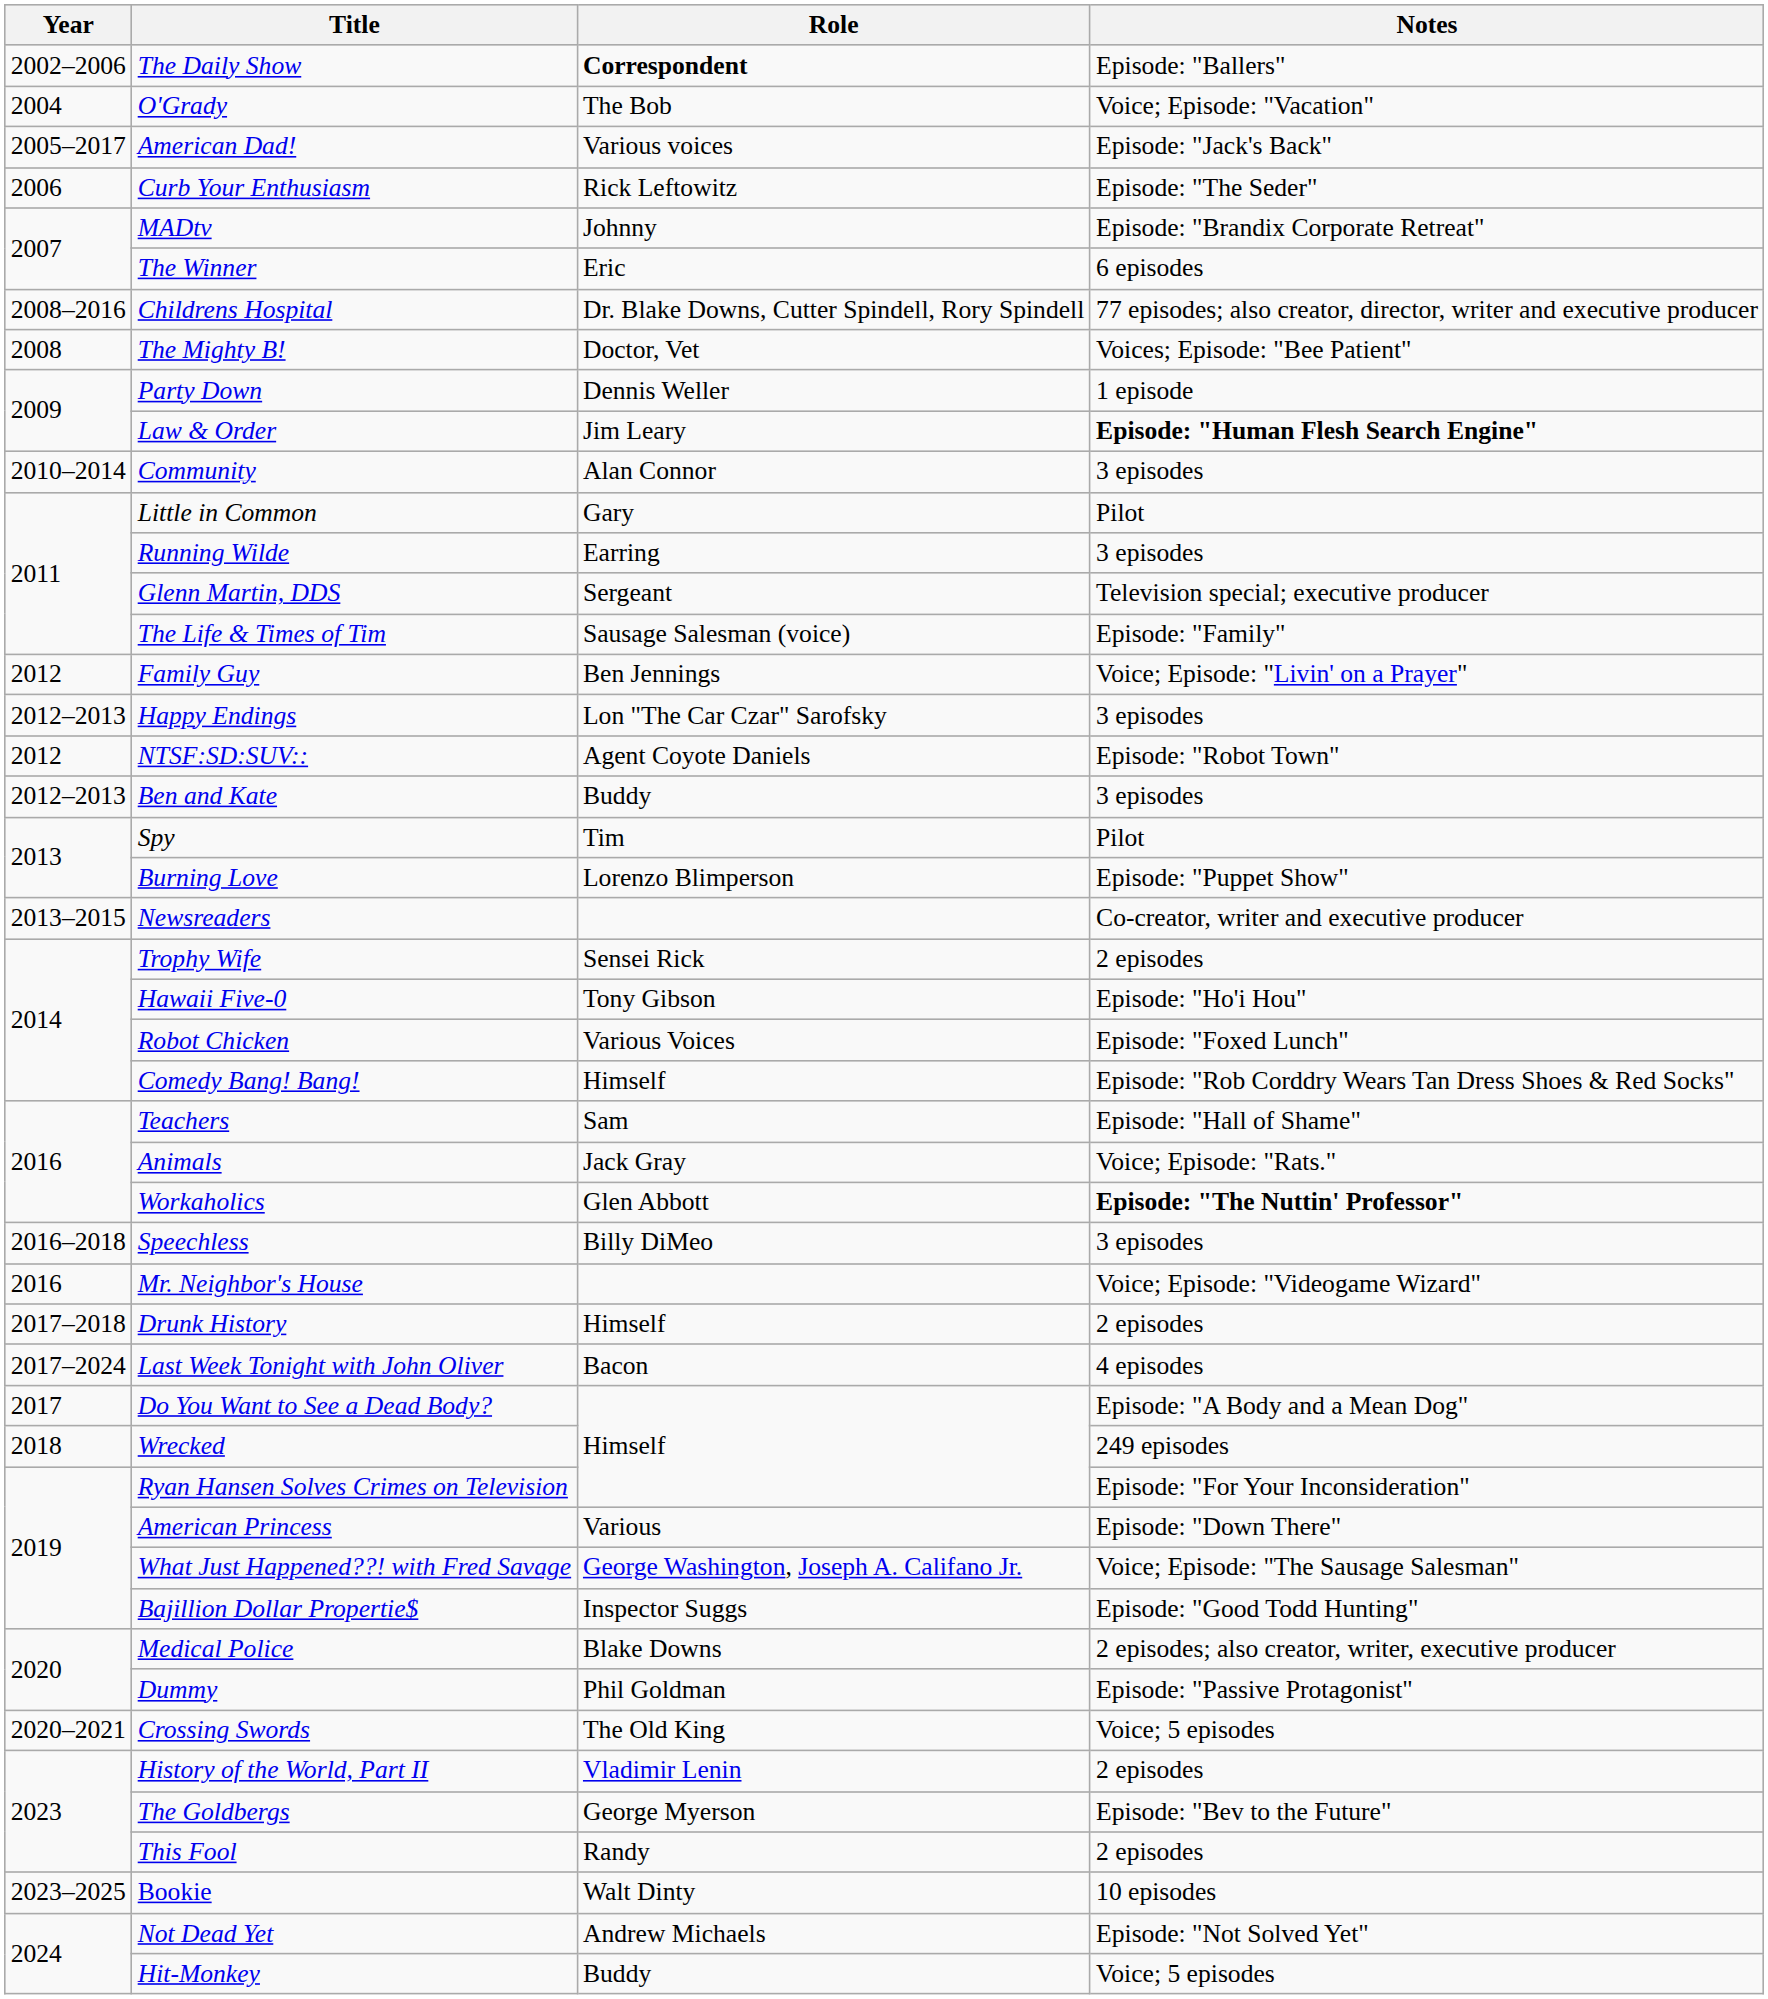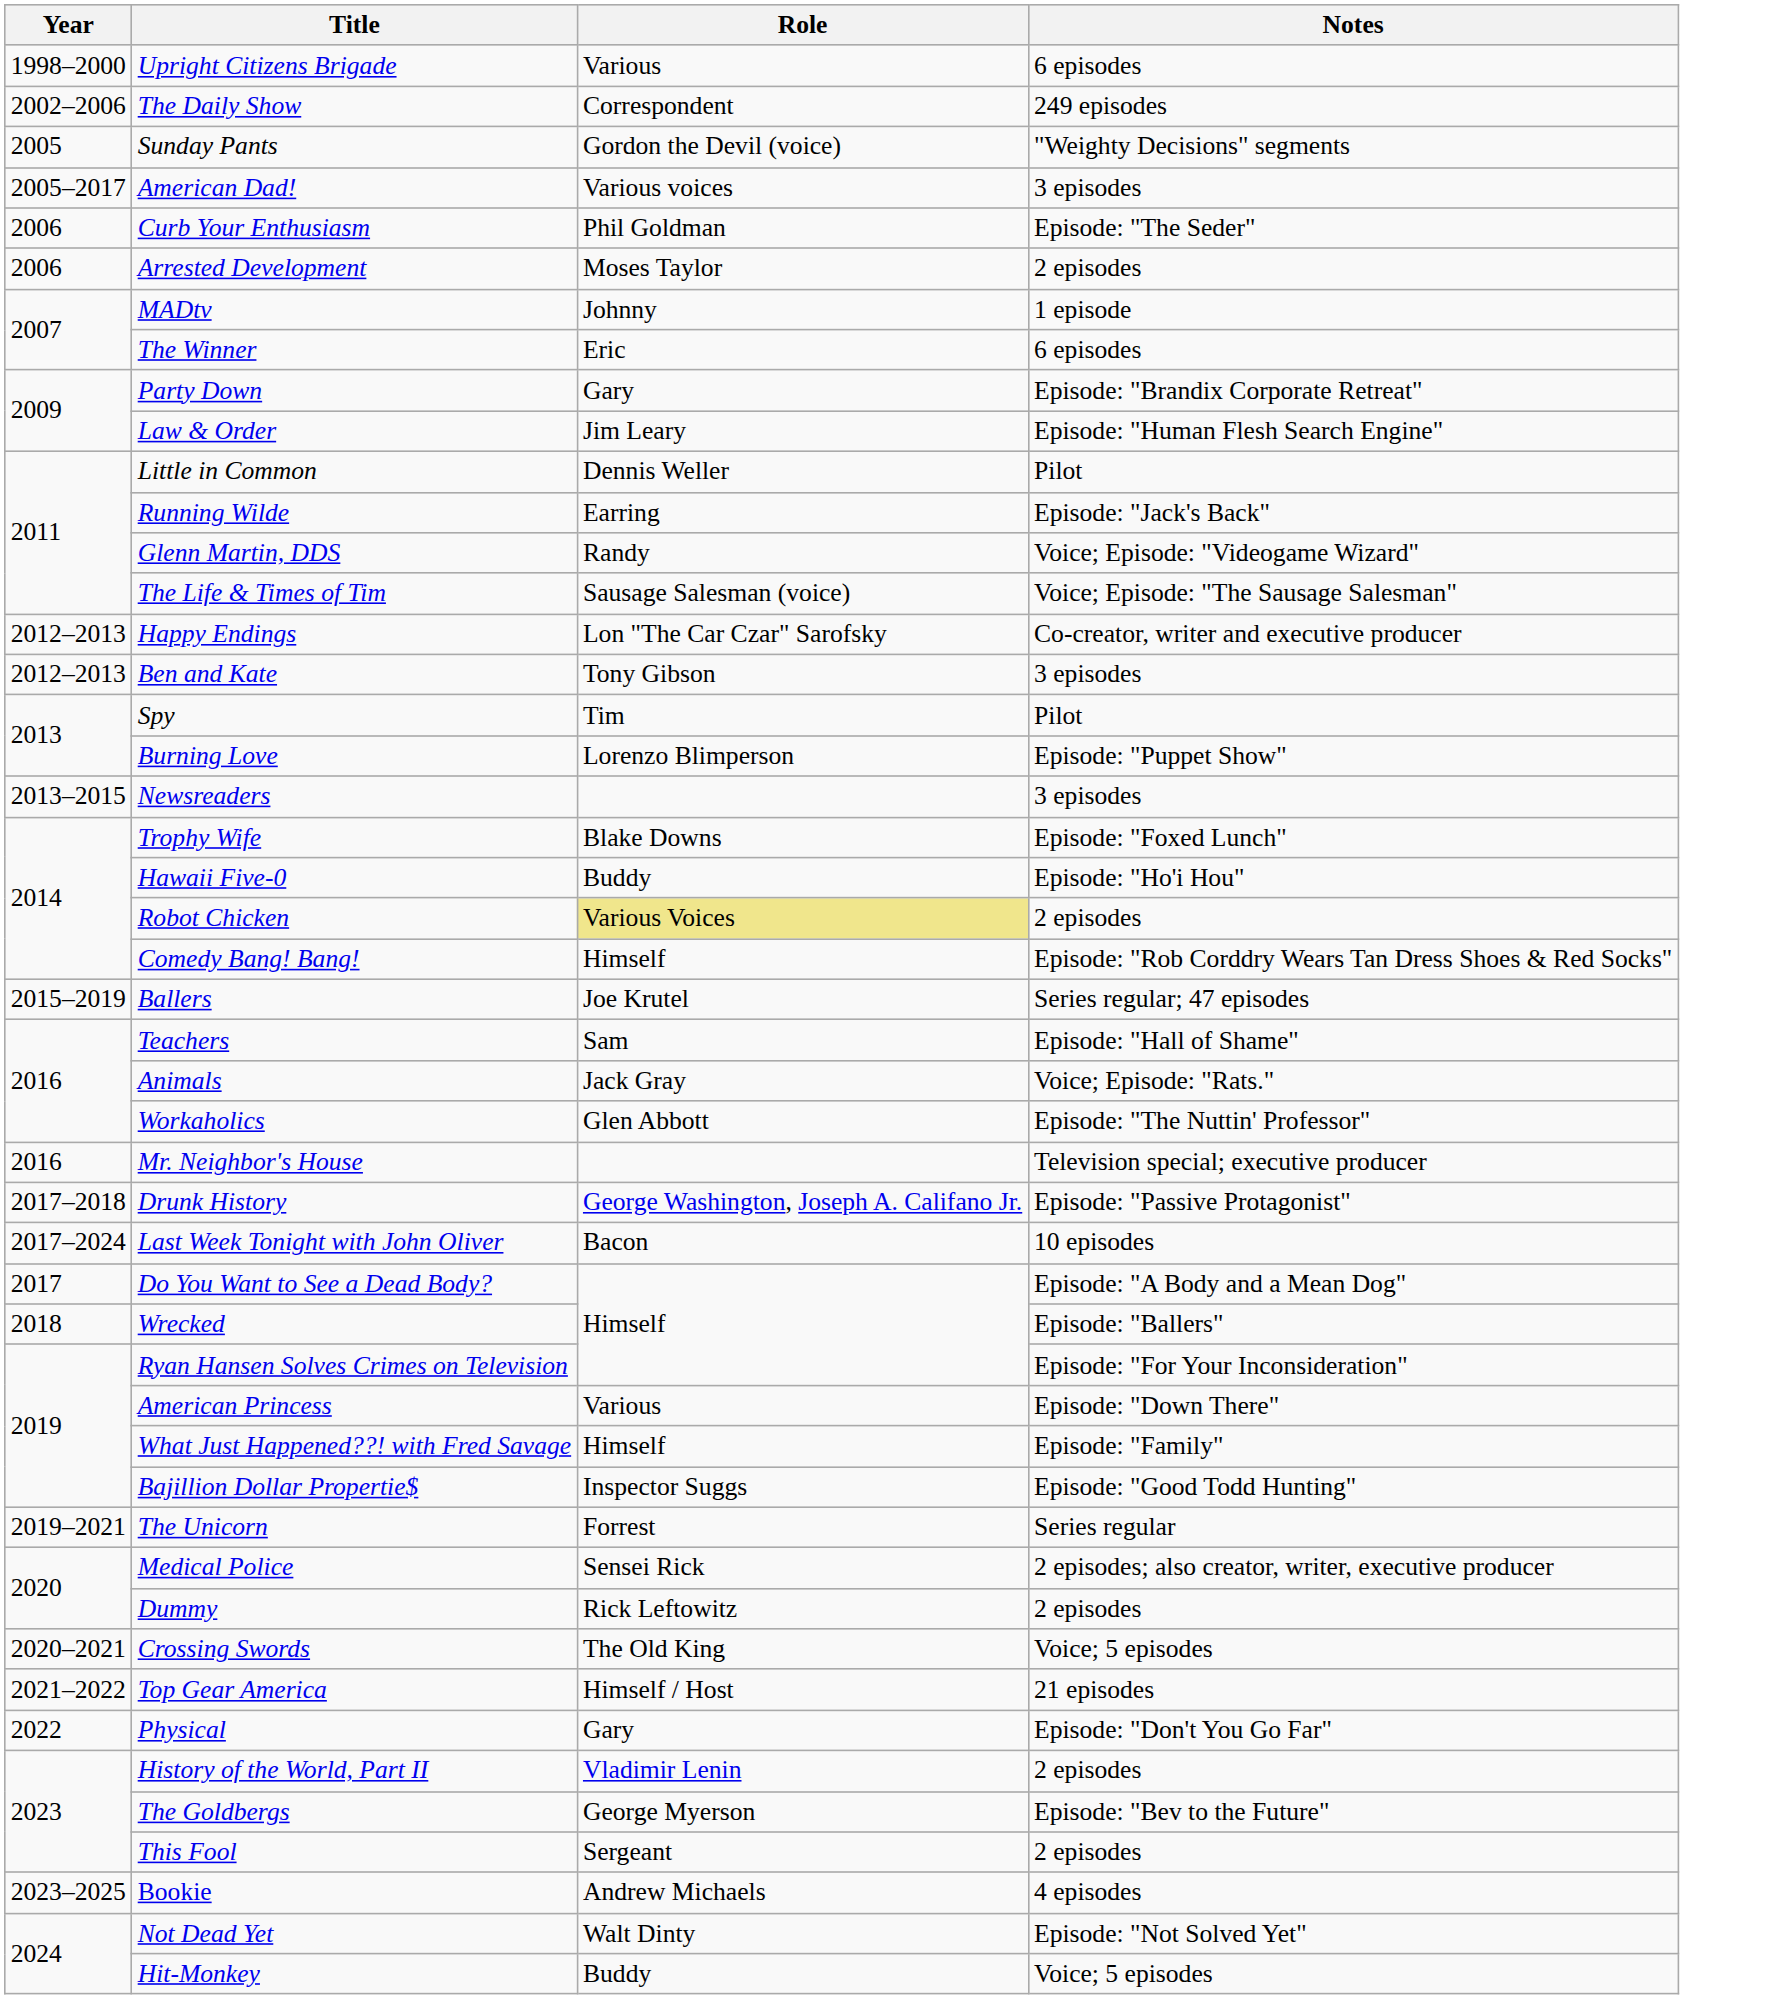+ row: (267, 65)
(665, 65) bold -> (658, 106) normal
(1191, 65) Episode: "Ballers" -> (1101, 106) 249 episodes
- row: (182, 106)
+ row: (208, 146)
(1214, 146) Episode: "Jack's Back" -> (1088, 187) 3 episodes
(660, 187) Rick Leftowitz -> (654, 227) Phil Goldman
+ row: (252, 268)
(1290, 227) Episode: "Brandix Corporate Retreat" -> (1083, 308) 1 episode
- row: (235, 308)
- row: (212, 349)
(656, 390) Dennis Weller -> (609, 390) Gary
(1145, 390) 1 episode -> (1228, 390) Episode: "Brandix Corporate Retreat"
(1317, 430) bold -> (1239, 430) normal
- row: (197, 471)
(609, 512) Gary -> (656, 471) Dennis Weller
(1150, 552) 3 episodes -> (1152, 512) Episode: "Jack's Back"
(628, 593) Sergeant -> (616, 552) Randy
(1292, 593) Television special; executive producer -> (1226, 552) Voice; Episode: "Videogame Wizard"
(1191, 633) Episode: "Family" -> (1245, 593) Voice; Episode: "The Sausage Salesman"
- row: (198, 674)
(1150, 715) 3 episodes -> (1248, 633) Co-creator, writer and executive producer
- row: (223, 755)
(617, 796) Buddy -> (649, 674) Tony Gibson
(1310, 918) Co-creator, writer and executive producer -> (1088, 796) 3 episodes
(644, 958) Sensei Rick -> (652, 836) Blake Downs
(1150, 958) 2 episodes -> (1160, 836) Episode: "Foxed Lunch"
(649, 999) Tony Gibson -> (617, 877) Buddy
(659, 1039) no background -> (659, 918) khaki background
(1222, 1039) Episode: "Foxed Lunch" -> (1088, 918) 2 episodes
+ row: (175, 999)
(1280, 1202) bold -> (1202, 1120) normal
- row: (193, 1242)
(1289, 1283) Voice; Episode: "Videogame Wizard" -> (1230, 1161) Television special; executive producer
(624, 1324) Himself -> (803, 1202) George Washington, Joseph A. Califano Jr.
(1150, 1324) 2 episodes -> (1192, 1202) Episode: "Passive Protagonist"
(1150, 1364) 4 episodes -> (1094, 1242) 10 episodes
(1163, 1445) 249 episodes -> (1129, 1324) Episode: "Ballers"
(803, 1567) George Washington, Joseph A. Califano Jr. -> (624, 1445) Himself
(1307, 1567) Voice; Episode: "The Sausage Salesman" -> (1129, 1445) Episode: "Family"
+ row: (203, 1526)
(652, 1648) Blake Downs -> (644, 1567) Sensei Rick
(654, 1689) Phil Goldman -> (660, 1608) Rick Leftowitz
(1254, 1689) Episode: "Passive Protagonist" -> (1088, 1608) 2 episodes
+ row: (232, 1689)
+ row: (182, 1730)
(616, 1851) Randy -> (628, 1851) Sergeant
(639, 1892) Walt Dinty -> (674, 1892) Andrew Michaels
(1156, 1892) 10 episodes -> (1088, 1892) 4 episodes
(674, 1932) Andrew Michaels -> (639, 1932) Walt Dinty
